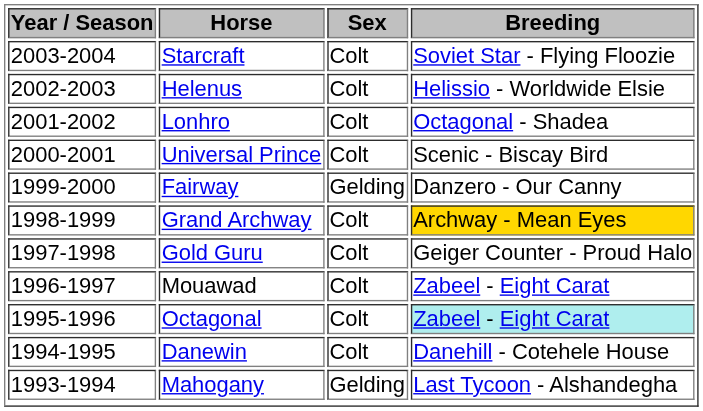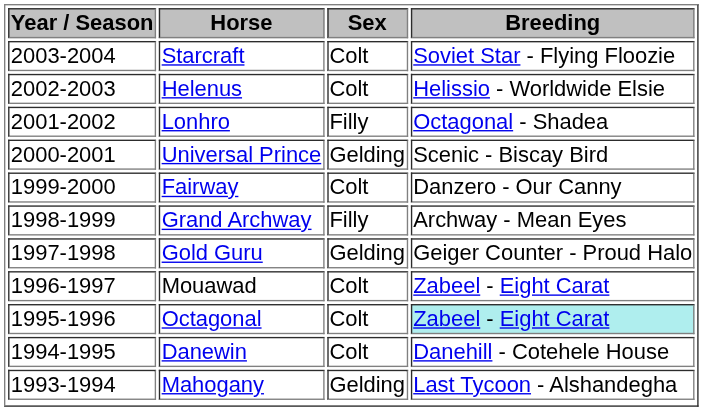(349, 121) Colt -> (349, 121) Filly
(349, 154) Colt -> (367, 154) Gelding
(367, 187) Gelding -> (349, 187) Colt
(349, 220) Colt -> (349, 220) Filly
(520, 220) gold background -> (520, 220) no background
(349, 253) Colt -> (367, 253) Gelding
